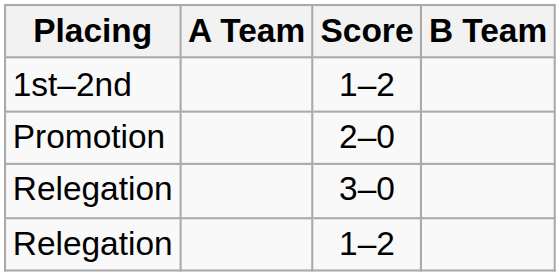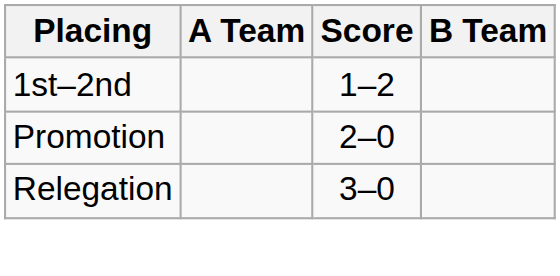- row: (93, 243)
